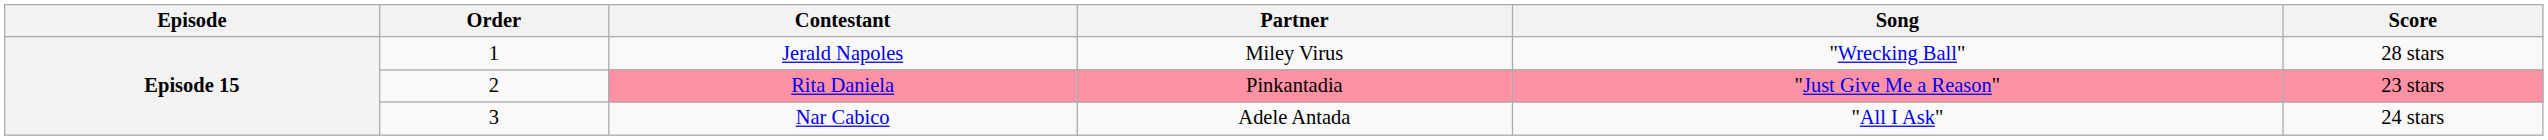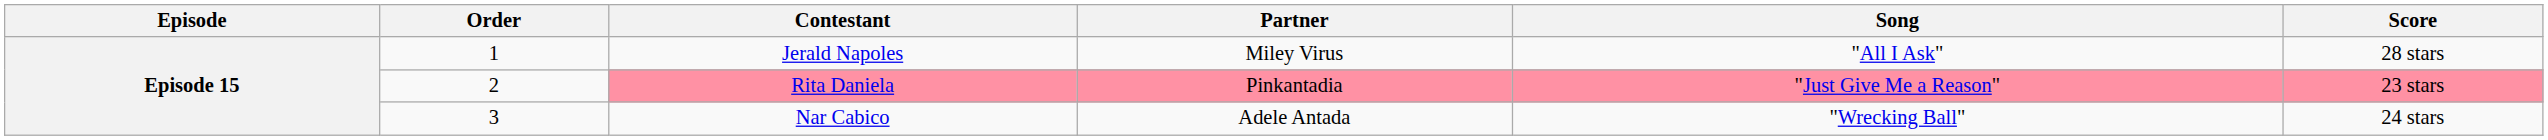(1897, 53) "Wrecking Ball" -> (1897, 53) "All I Ask"
(1897, 118) "All I Ask" -> (1897, 118) "Wrecking Ball"
